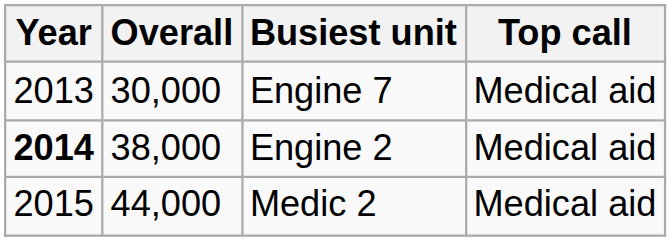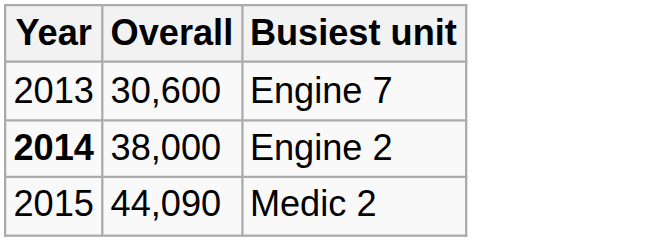- column: (565, 33)
(166, 90) 30,000 -> (166, 90) 30,600
(166, 205) 44,000 -> (166, 205) 44,090
